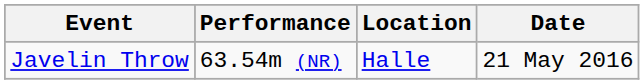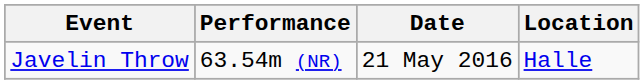columns swapped: (417, 24) <-> (558, 24)
